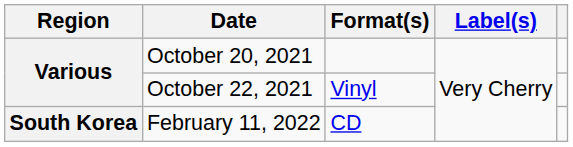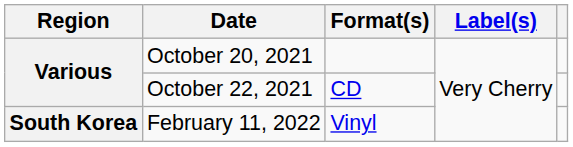(353, 89) Vinyl -> (346, 89) CD
(346, 123) CD -> (353, 123) Vinyl
